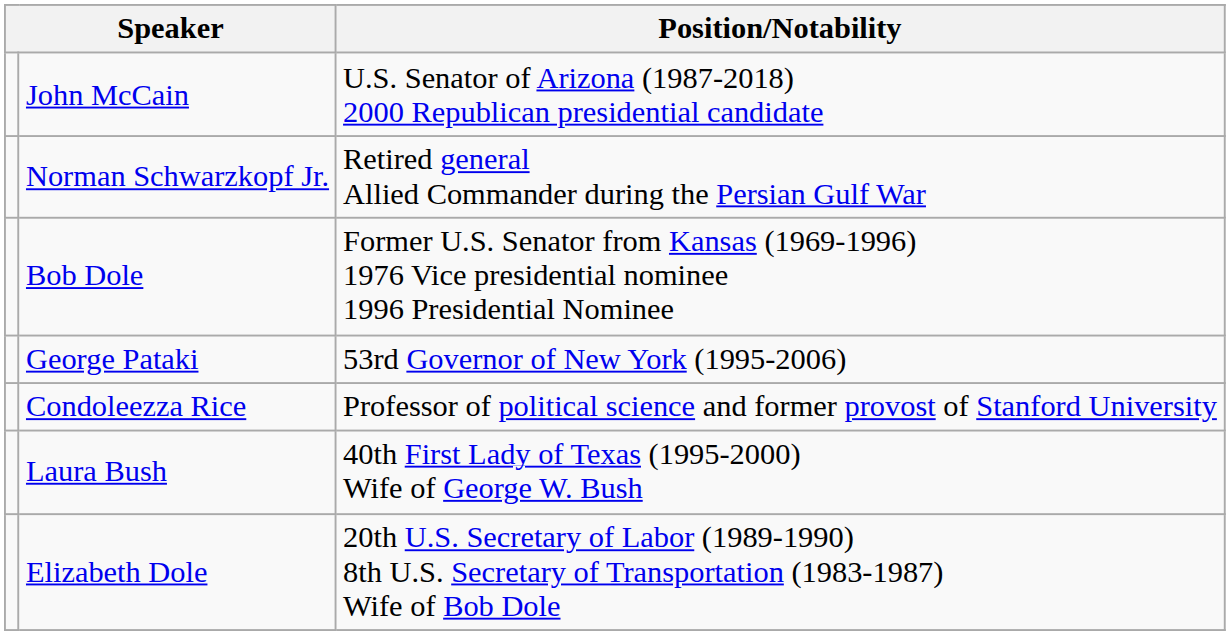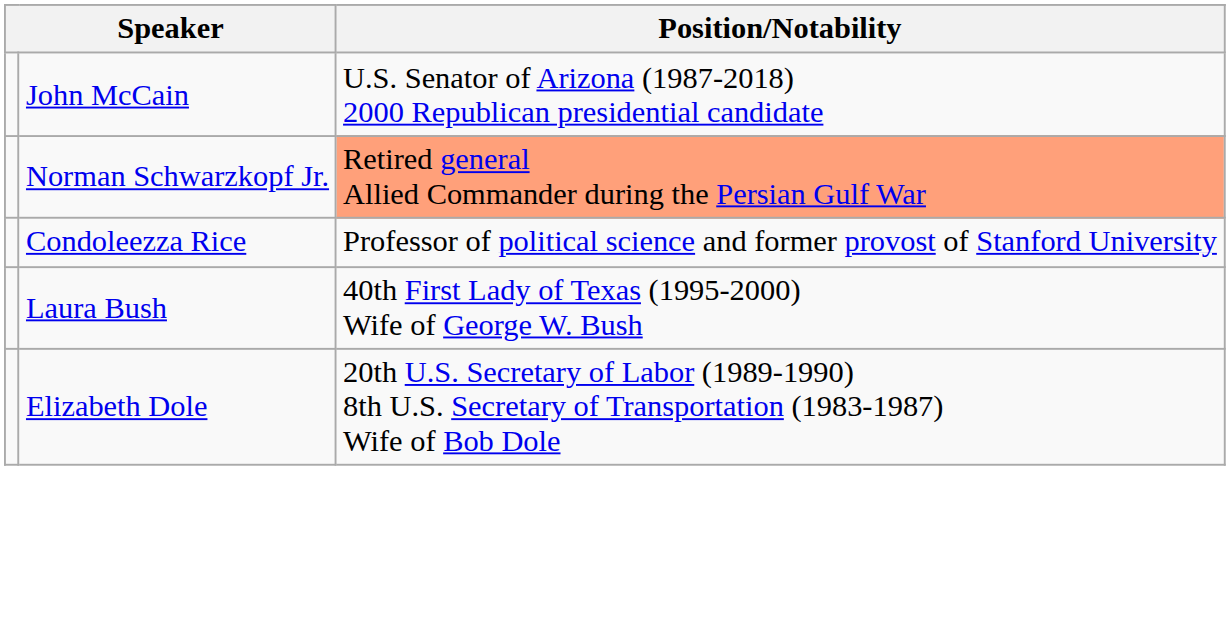(635, 176) no background -> (635, 176) lightsalmon background
- row: (85, 275)
- row: (112, 358)
